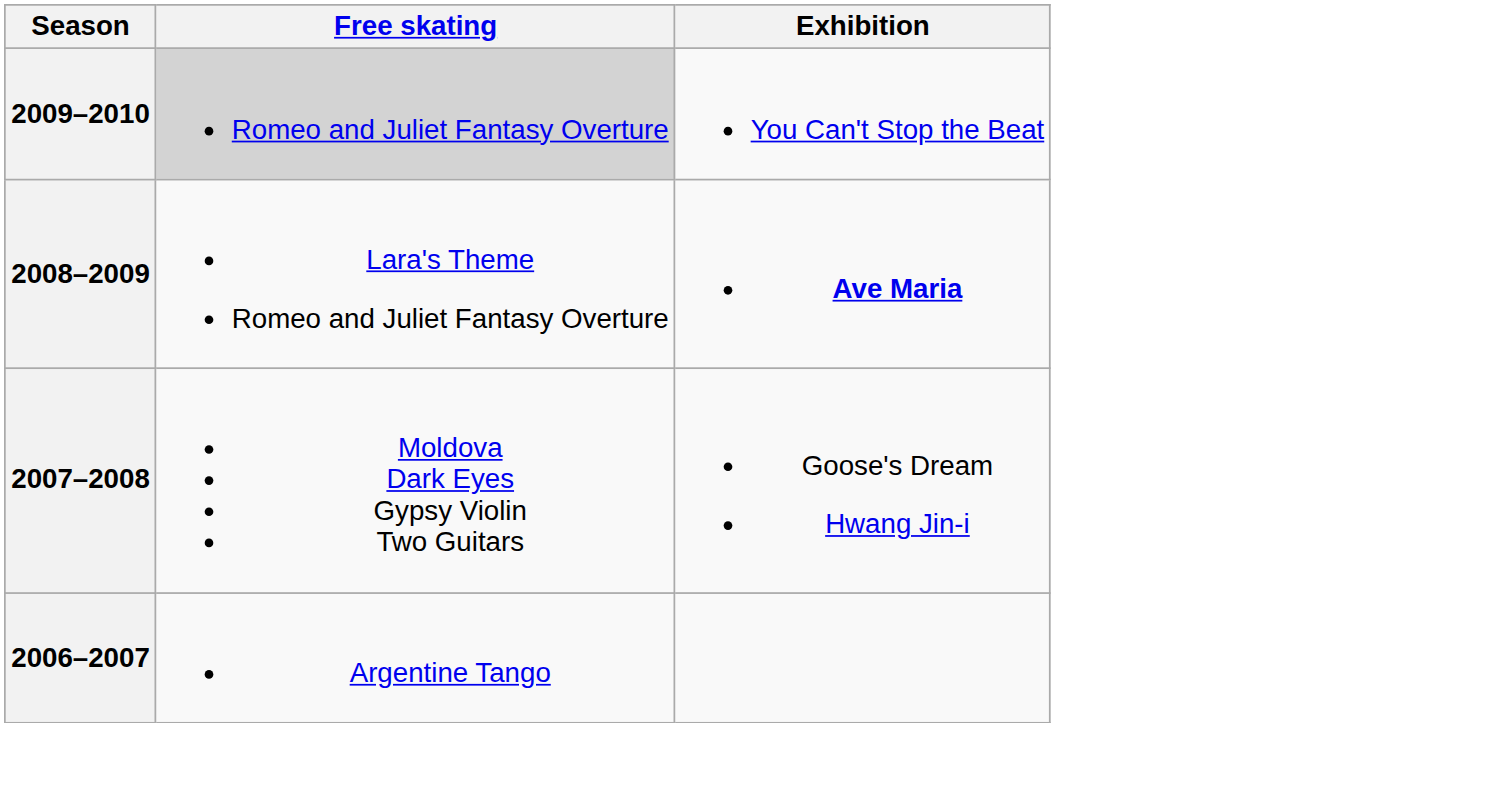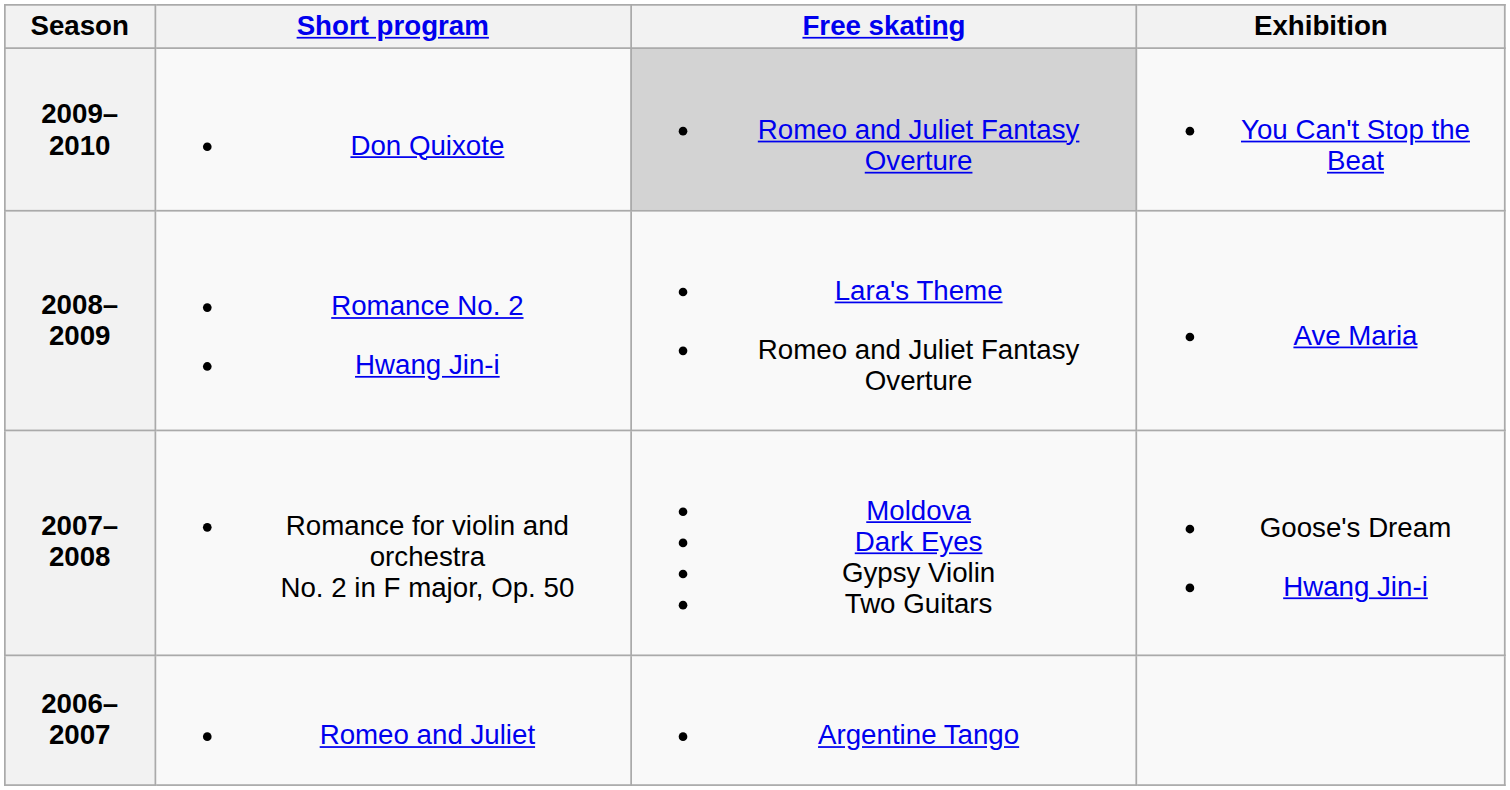+ column: (393, 26)
(863, 289) bold -> (1321, 336) normal
